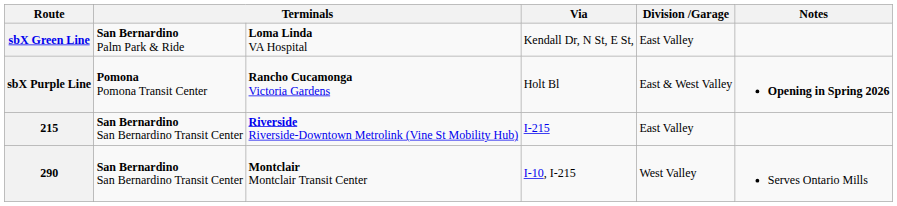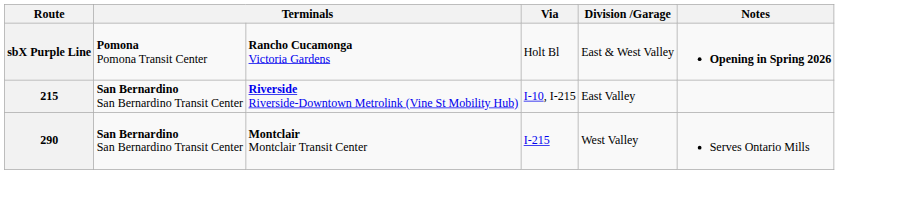- row: (49, 39)
(537, 128) I-215 -> (550, 96) I-10, I-215
(550, 173) I-10, I-215 -> (537, 140) I-215
